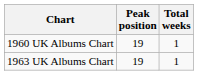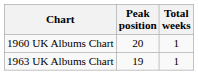(138, 43) 19 -> (138, 43) 20
